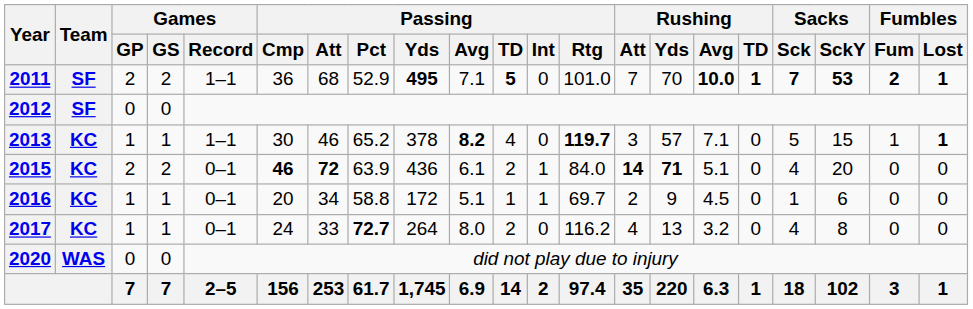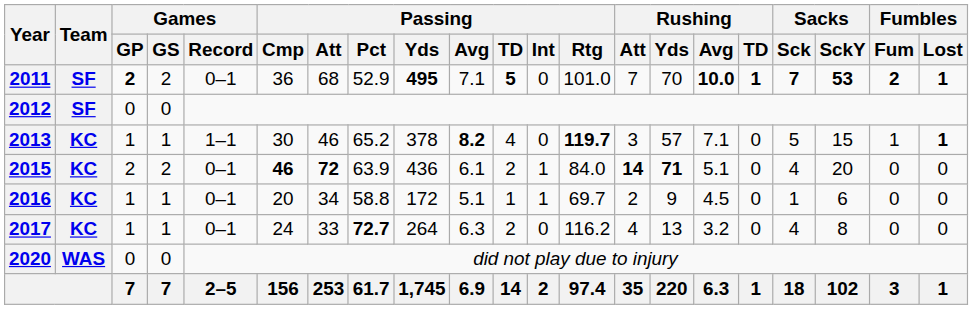(130, 79) normal -> (130, 79) bold
(221, 79) 1–1 -> (221, 79) 0–1
(472, 229) 8.0 -> (472, 229) 6.3
